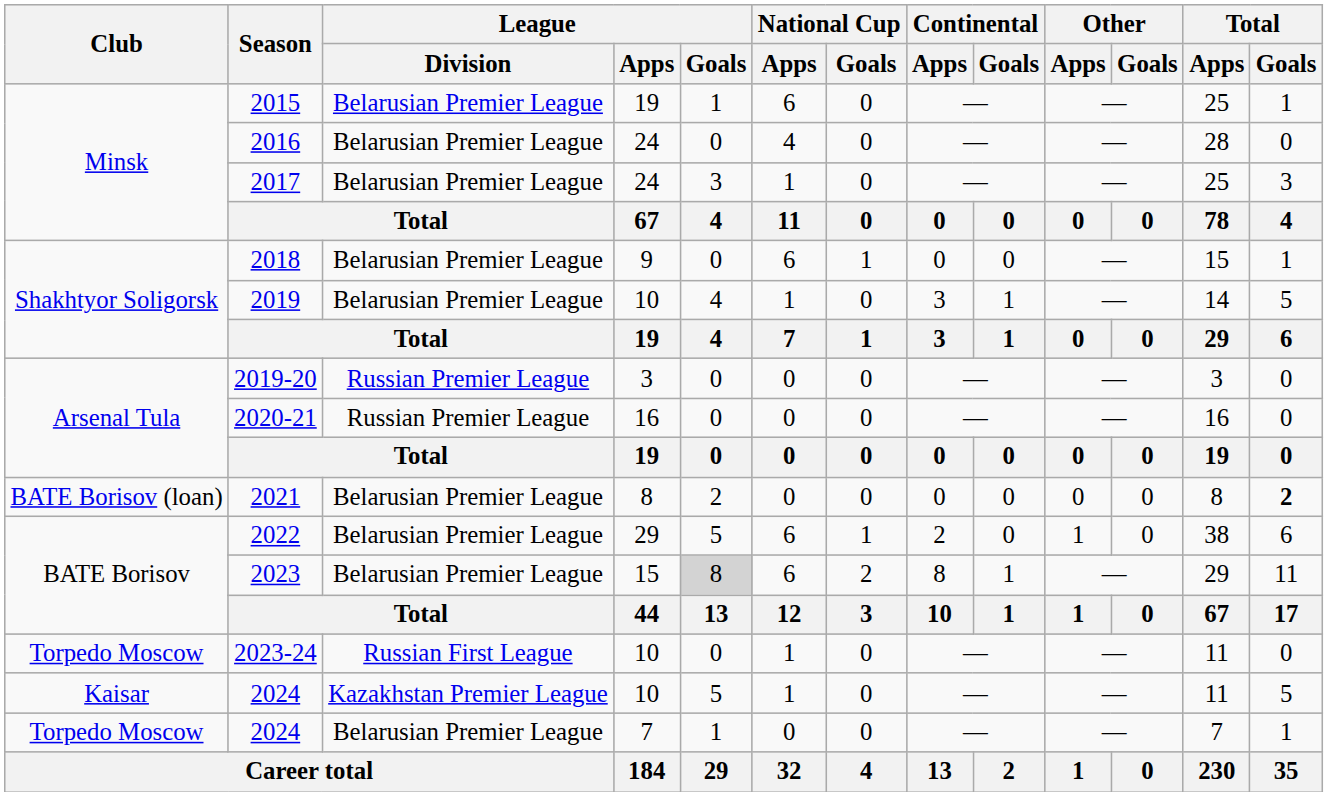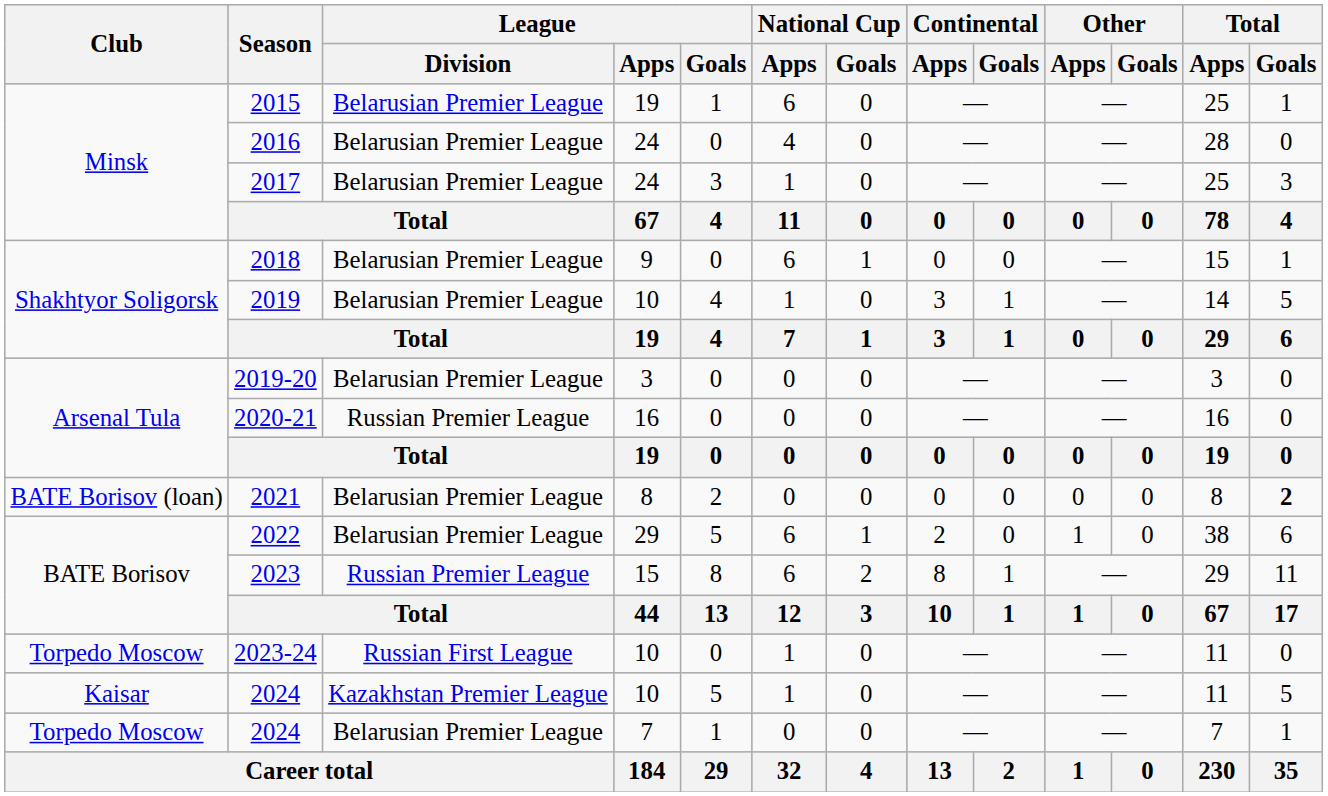(468, 378) Russian Premier League -> (468, 378) Belarusian Premier League
(468, 574) Belarusian Premier League -> (468, 574) Russian Premier League
(716, 574) lightgrey background -> (716, 574) no background
